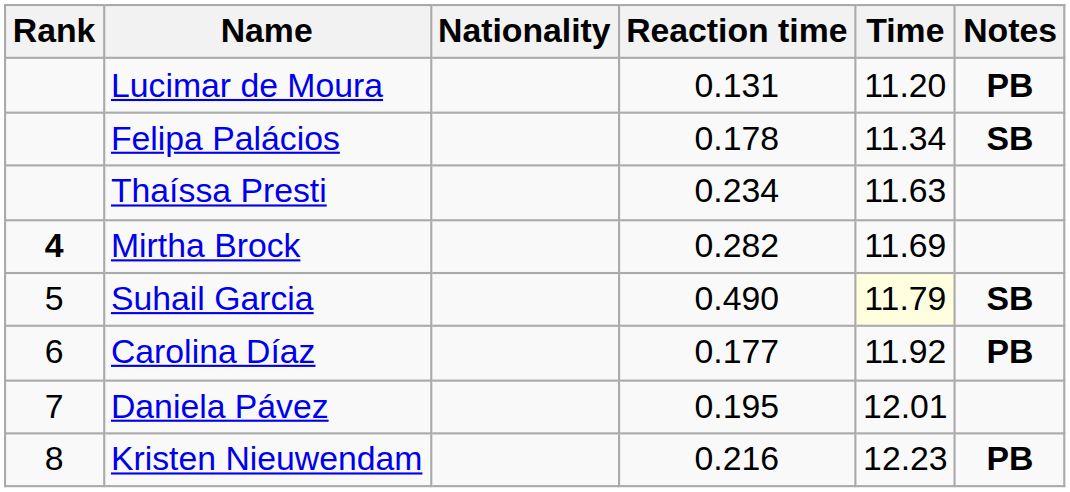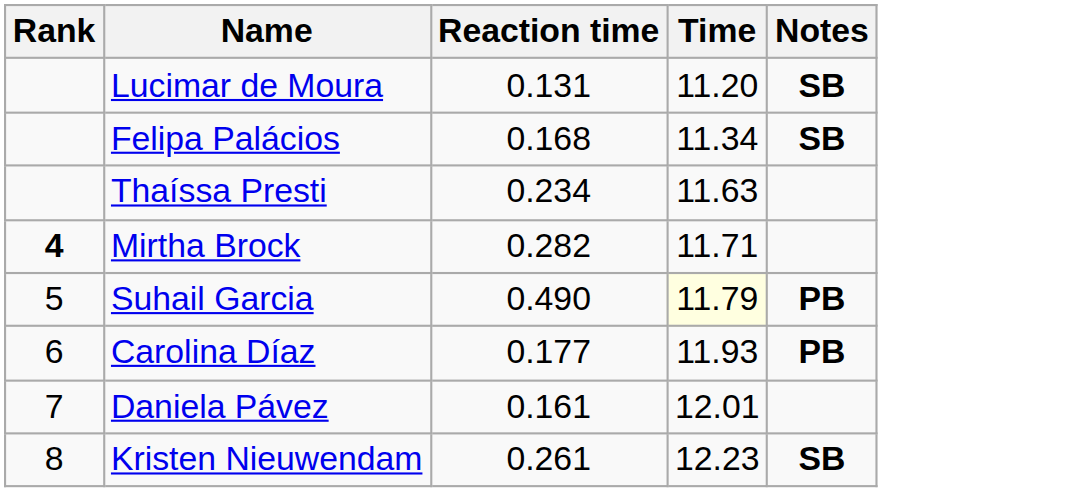- column: (524, 31)
(1010, 84) PB -> (822, 84) SB
(737, 138) 0.178 -> (549, 138) 0.168
(905, 245) 11.69 -> (717, 245) 11.71
(1010, 298) SB -> (822, 298) PB
(905, 352) 11.92 -> (717, 352) 11.93
(737, 406) 0.195 -> (549, 406) 0.161
(737, 459) 0.216 -> (549, 459) 0.261
(1010, 459) PB -> (822, 459) SB
